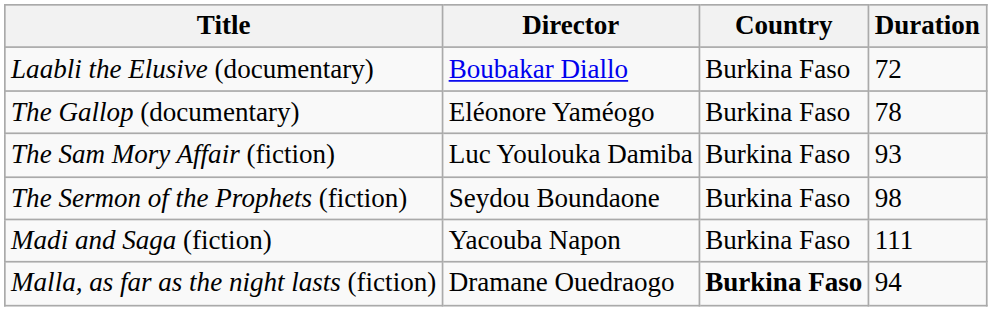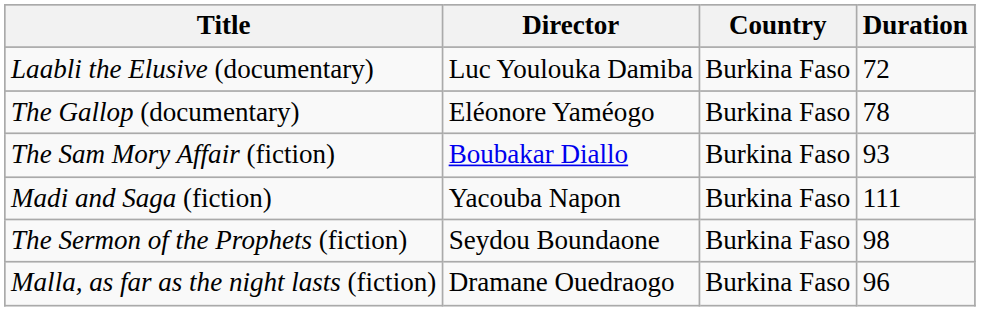(538, 68) Boubakar Diallo -> (571, 68) Luc Youlouka Damiba
(571, 154) Luc Youlouka Damiba -> (538, 154) Boubakar Diallo
rows swapped: (209, 197) <-> (141, 240)
(784, 283) bold -> (778, 283) normal
(888, 283) 94 -> (876, 283) 96
